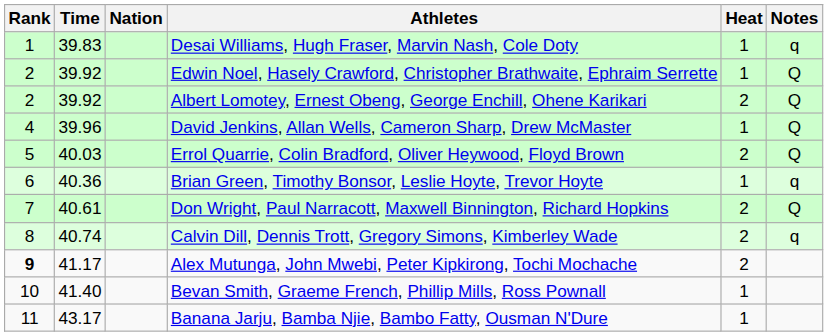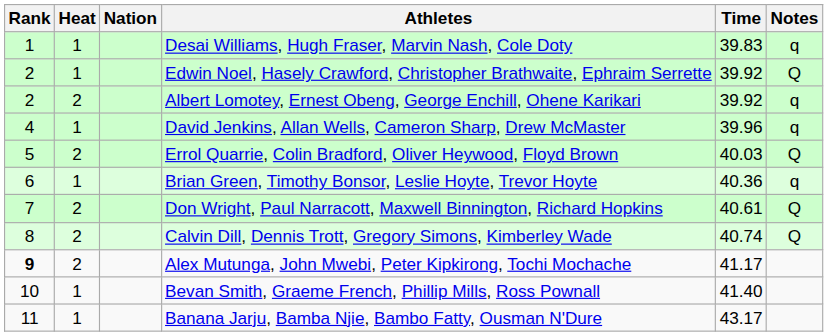columns swapped: (744, 18) <-> (80, 18)
(794, 100) Q -> (794, 100) q
(794, 127) Q -> (794, 127) q
(794, 236) q -> (794, 236) Q
